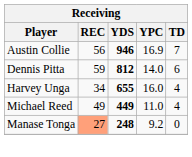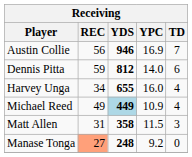(125, 106) no background -> (125, 106) lightblue background
(153, 106) 11.0 -> (153, 106) 10.9
+ row: (32, 124)
